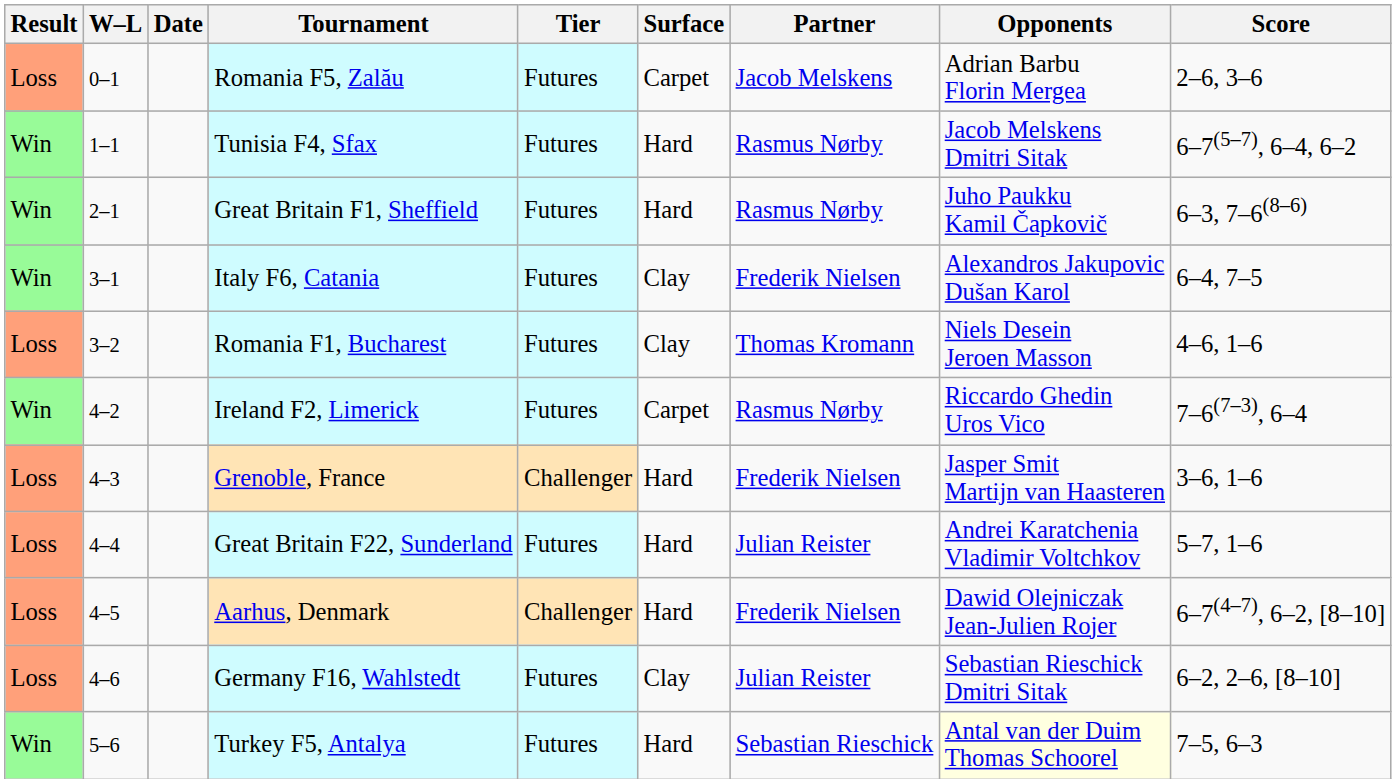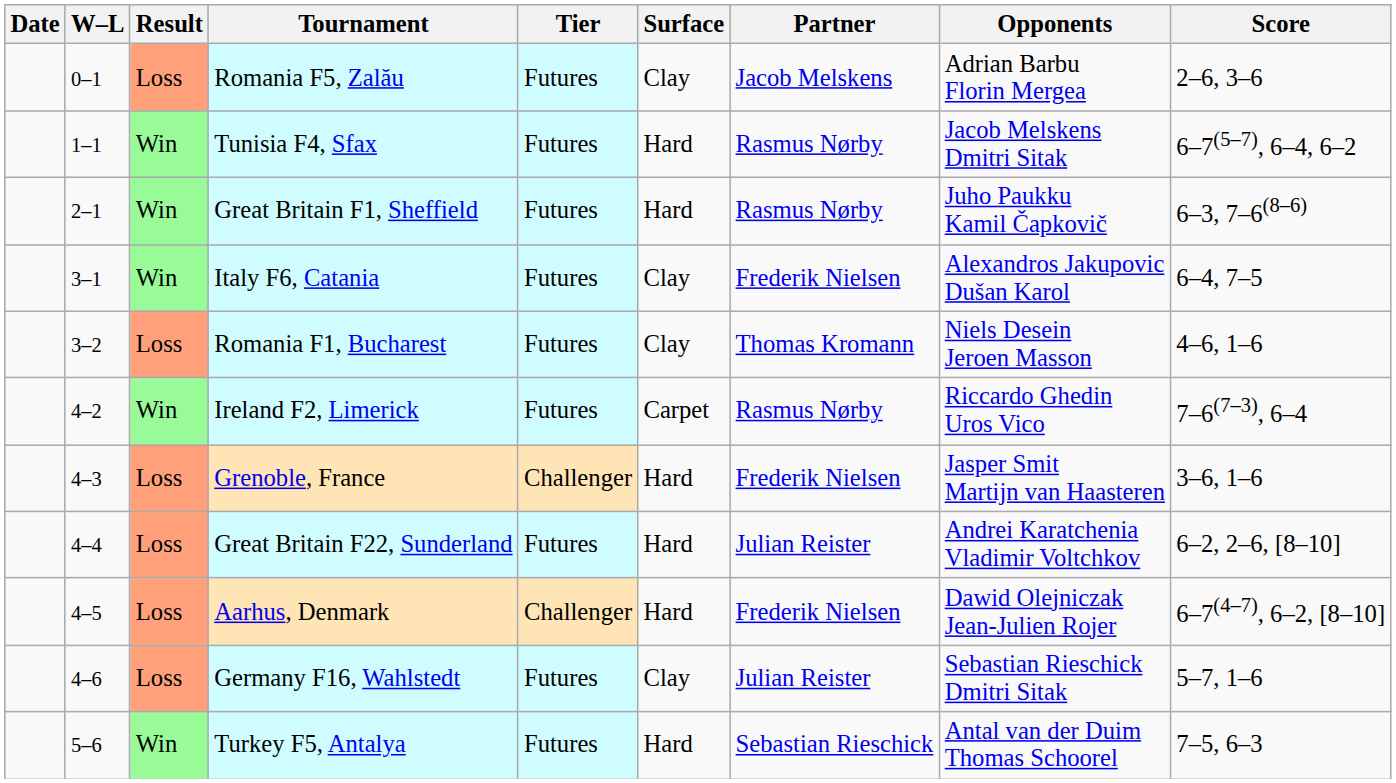columns swapped: (44, 24) <-> (178, 24)
(676, 76) Carpet -> (667, 76) Clay
(1219, 544) 5–7, 1–6 -> (1258, 544) 6–2, 2–6, [8–10]
(1258, 678) 6–2, 2–6, [8–10] -> (1219, 678) 5–7, 1–6
(1043, 744) lightyellow background -> (1043, 744) no background
